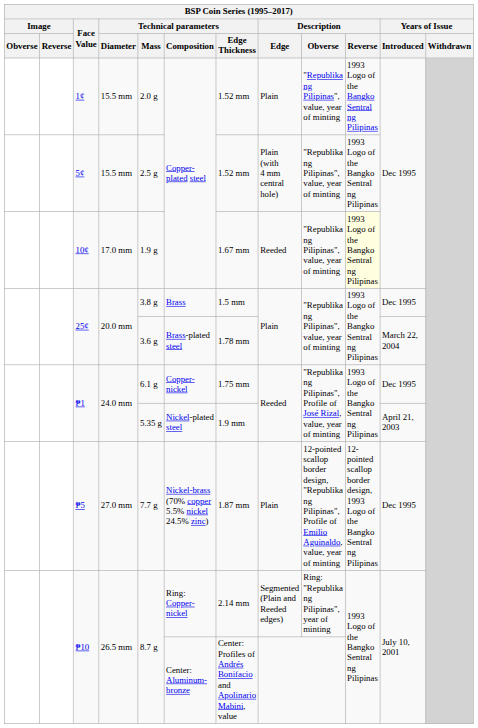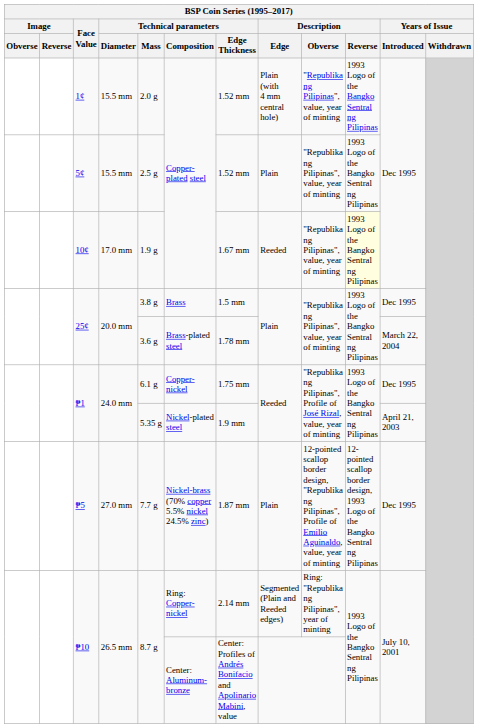(269, 97) Plain -> (272, 97) Plain (with 4 mm central hole)
(272, 173) Plain (with 4 mm central hole) -> (269, 173) Plain
